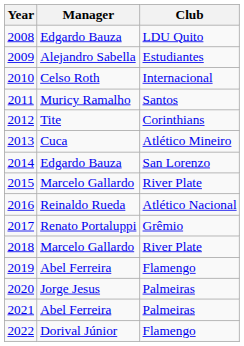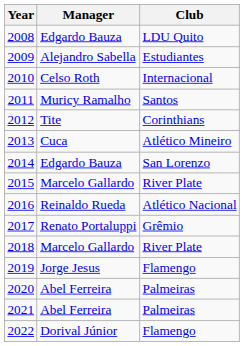(76, 267) Abel Ferreira -> (70, 267) Jorge Jesus
(70, 288) Jorge Jesus -> (76, 288) Abel Ferreira
